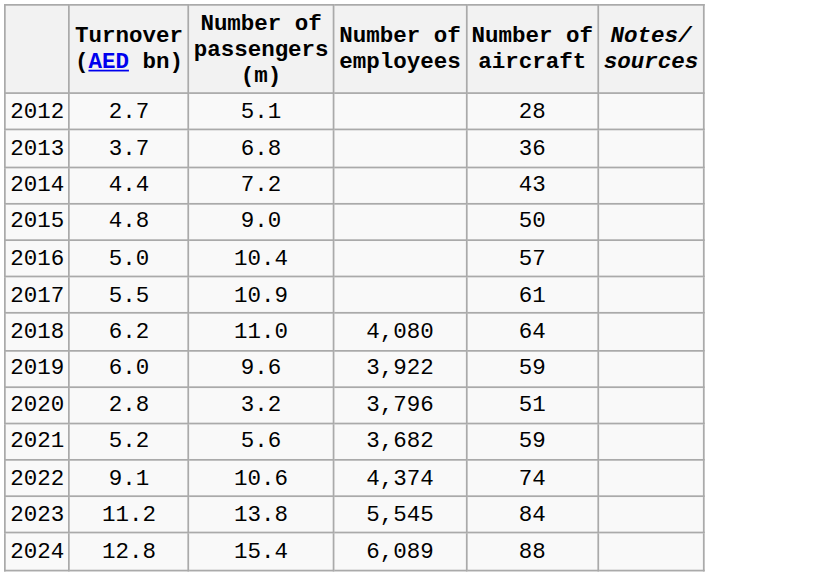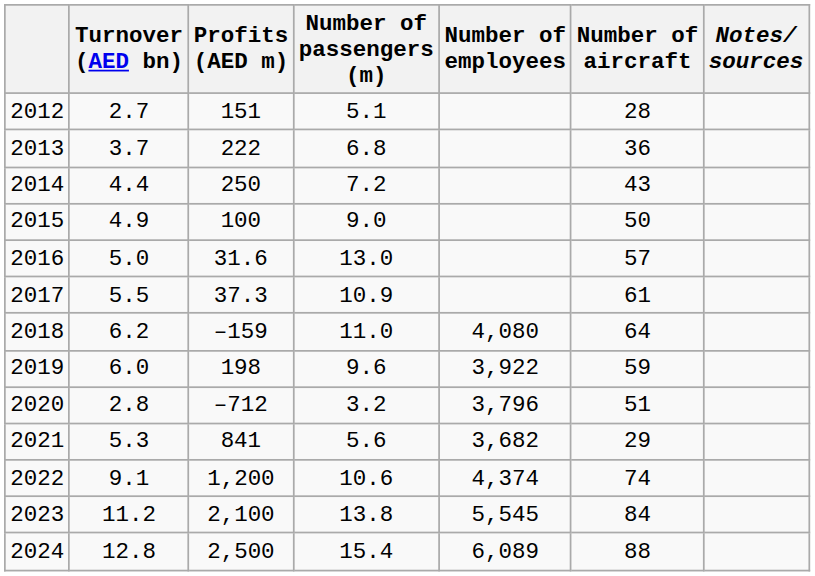+ column: (241, 49)
(129, 222) 4.8 -> (129, 222) 4.9
(261, 258) 10.4 -> (366, 258) 13.0
(129, 442) 5.2 -> (129, 442) 5.3
(532, 442) 59 -> (637, 442) 29
